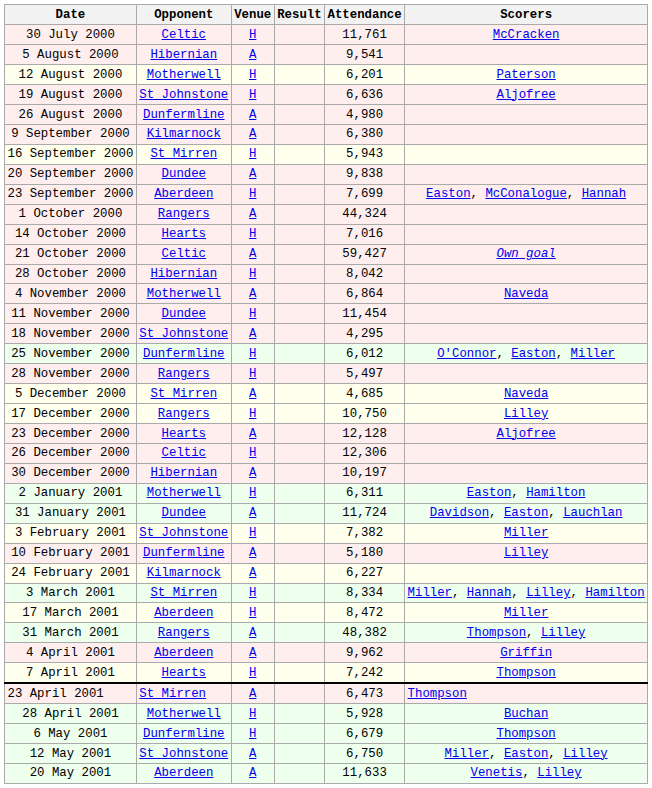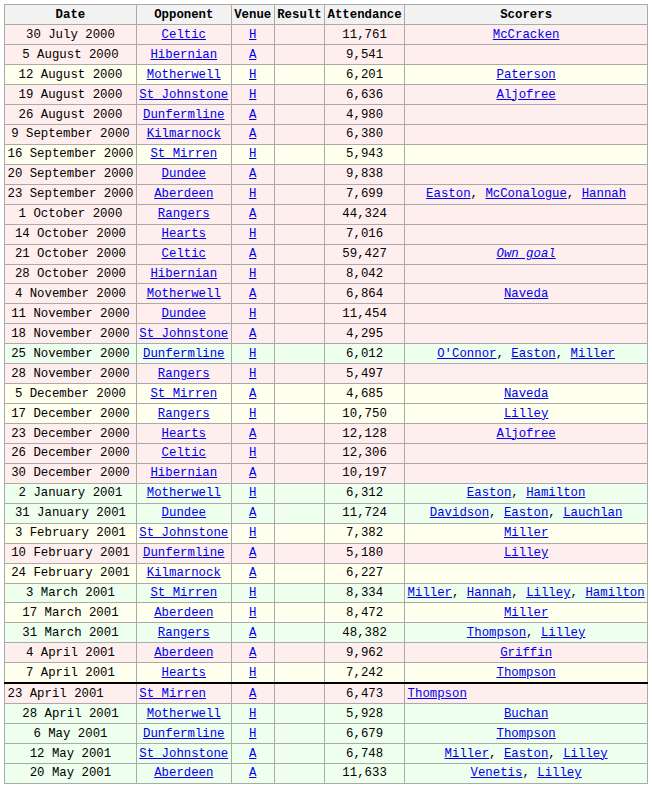(365, 493) 6,311 -> (365, 493) 6,312
(365, 754) 6,750 -> (365, 754) 6,748
